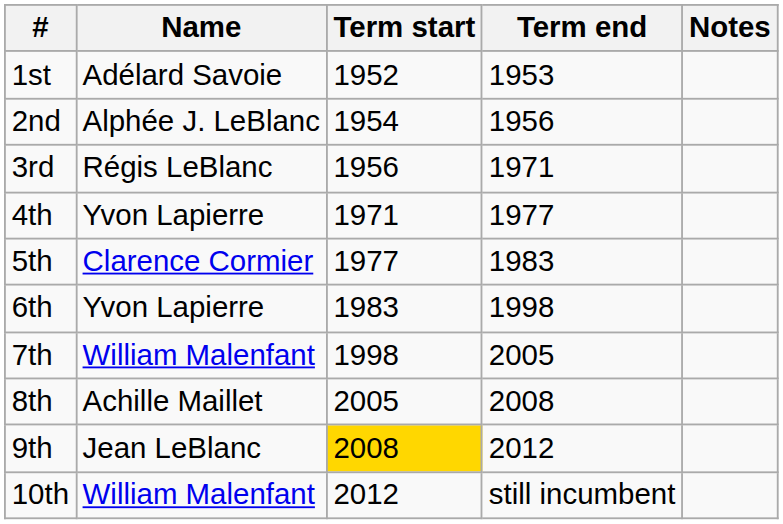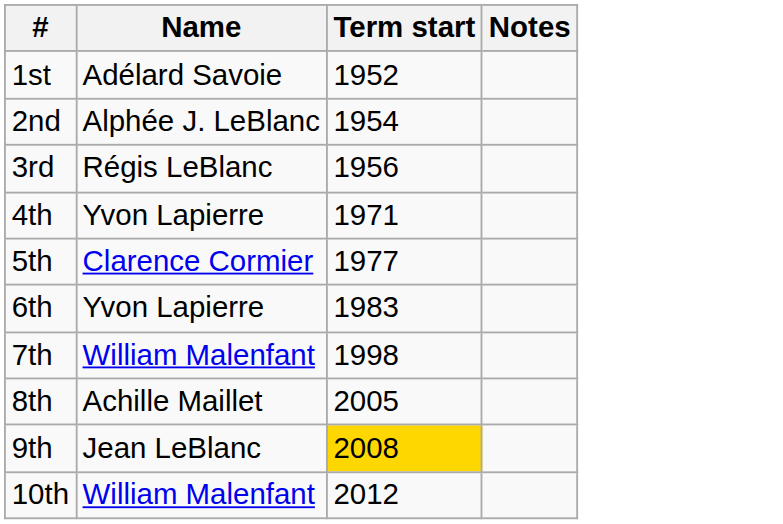- column: (582, 27)
